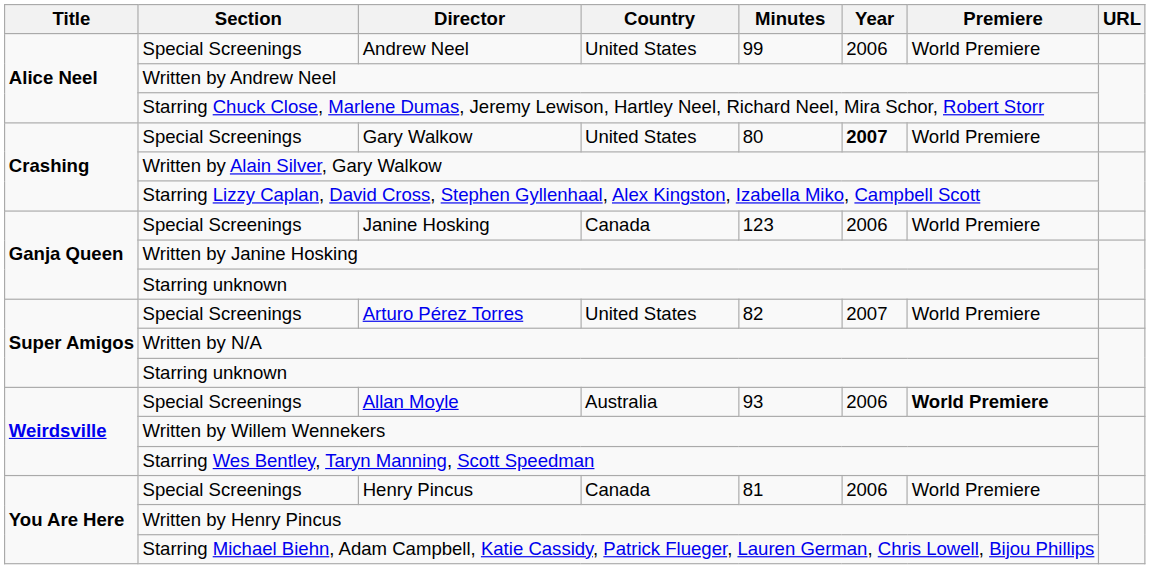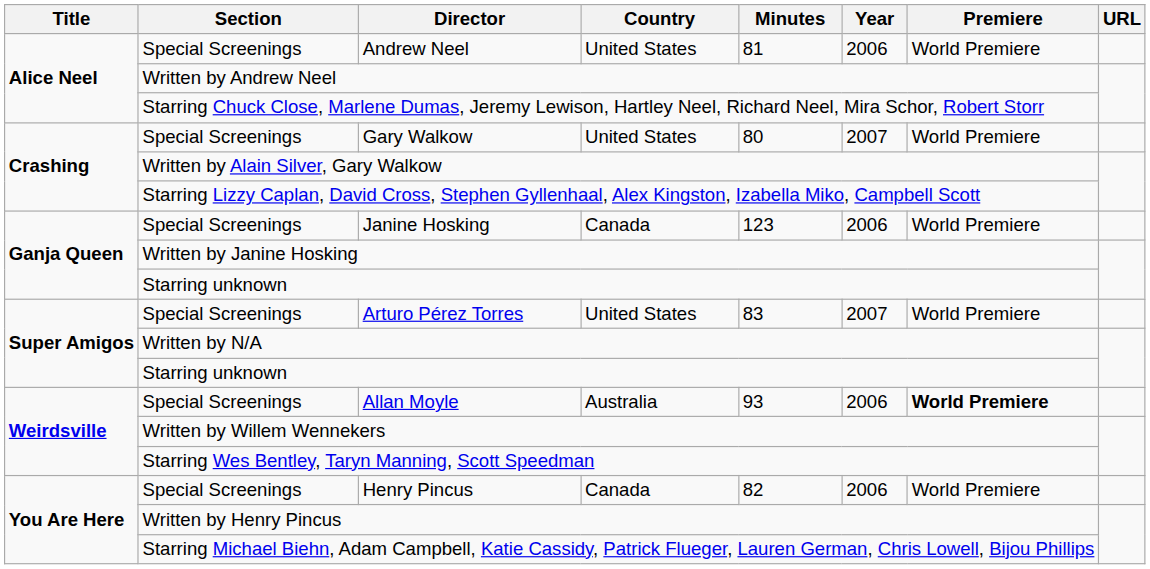(753, 48) 99 -> (753, 48) 81
(867, 136) bold -> (867, 136) normal
(753, 313) 82 -> (753, 313) 83
(753, 490) 81 -> (753, 490) 82
